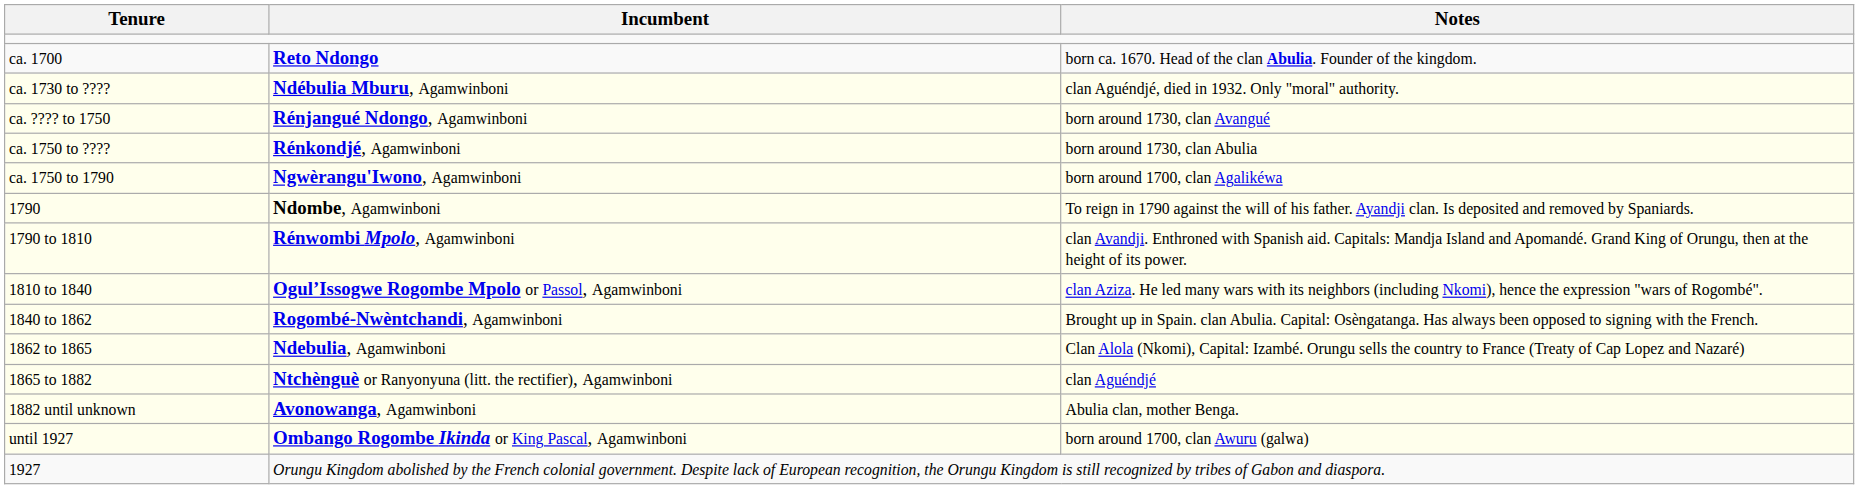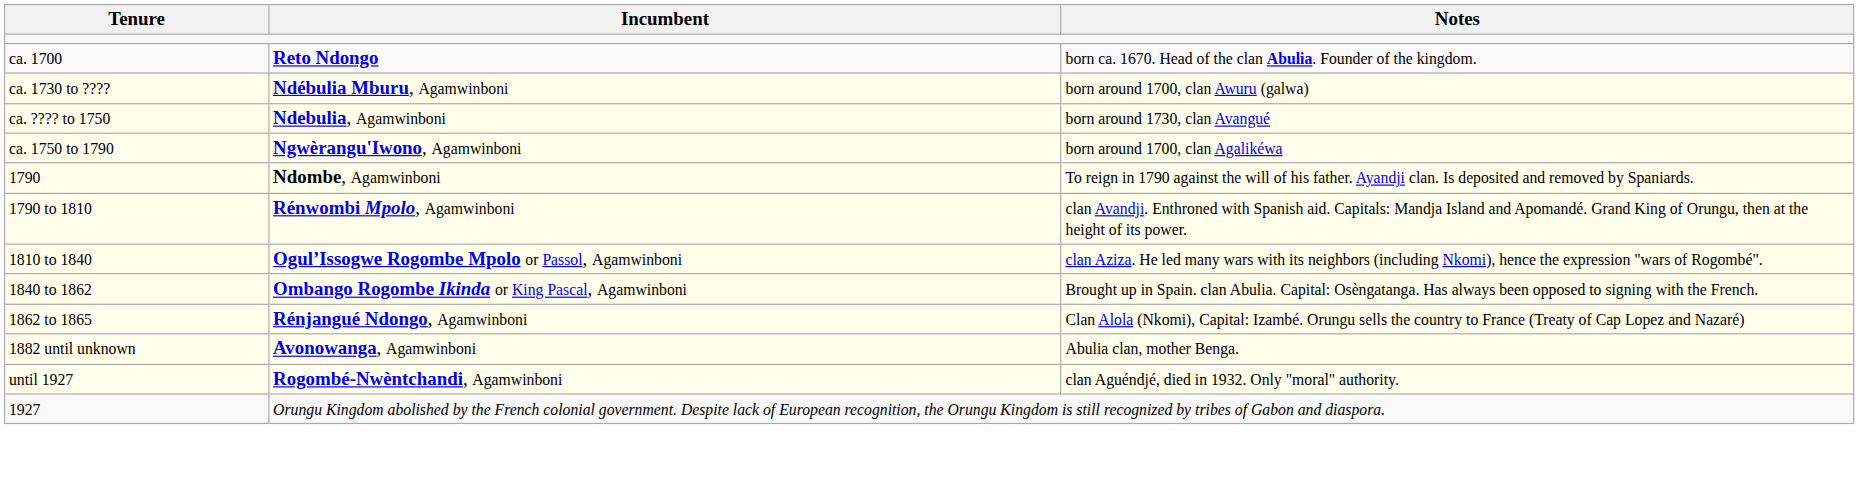(1232, 89) clan Aguéndjé, died in 1932. Only "moral" authority. -> (1187, 89) born around 1700, clan Awuru (galwa)
(400, 118) Rénjangué Ndongo, Agamwinboni -> (360, 118) Ndebulia, Agamwinboni
- row: (60, 149)
(418, 318) Rogombé-Nwèntchandi, Agamwinboni -> (480, 288) Ombango Rogombe Ikinda or King Pascal, Agamwinboni
(360, 348) Ndebulia, Agamwinboni -> (400, 318) Rénjangué Ndongo, Agamwinboni
- row: (50, 379)
(480, 438) Ombango Rogombe Ikinda or King Pascal, Agamwinboni -> (418, 378) Rogombé-Nwèntchandi, Agamwinboni
(1187, 439) born around 1700, clan Awuru (galwa) -> (1232, 379) clan Aguéndjé, died in 1932. Only "moral" authority.
